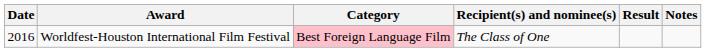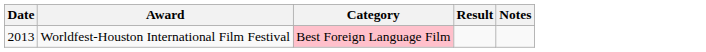- column: (536, 15)
(21, 36) 2016 -> (21, 36) 2013
